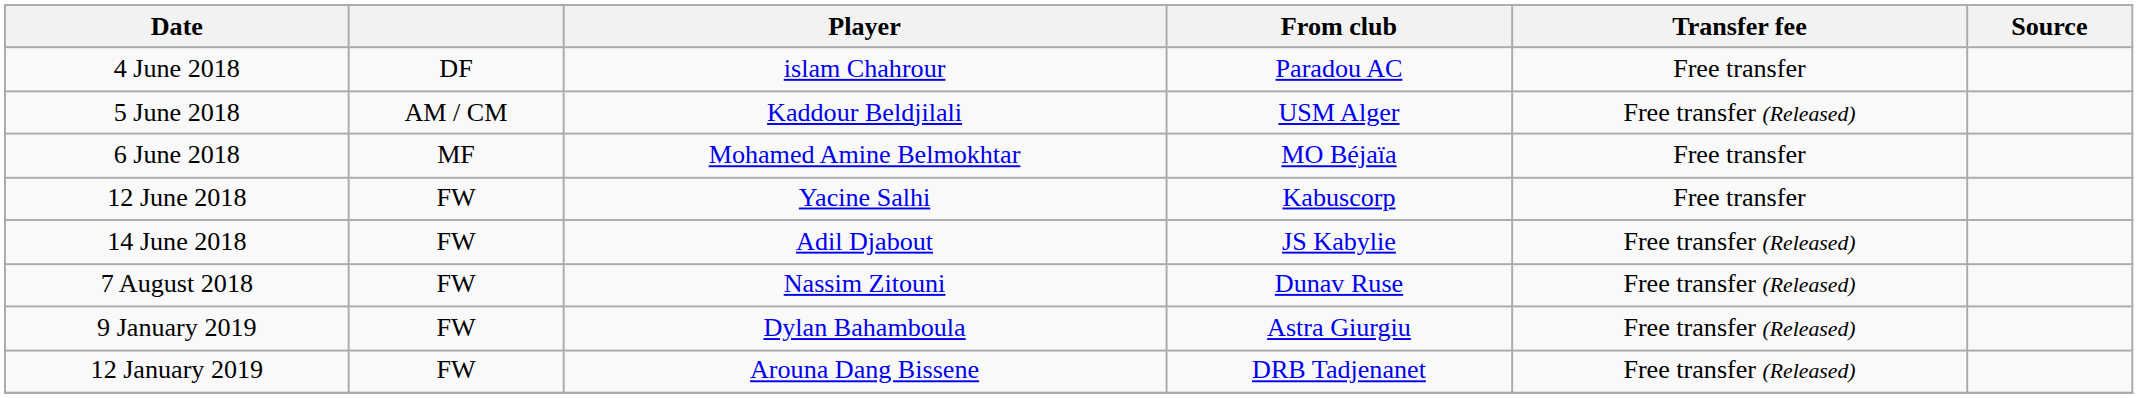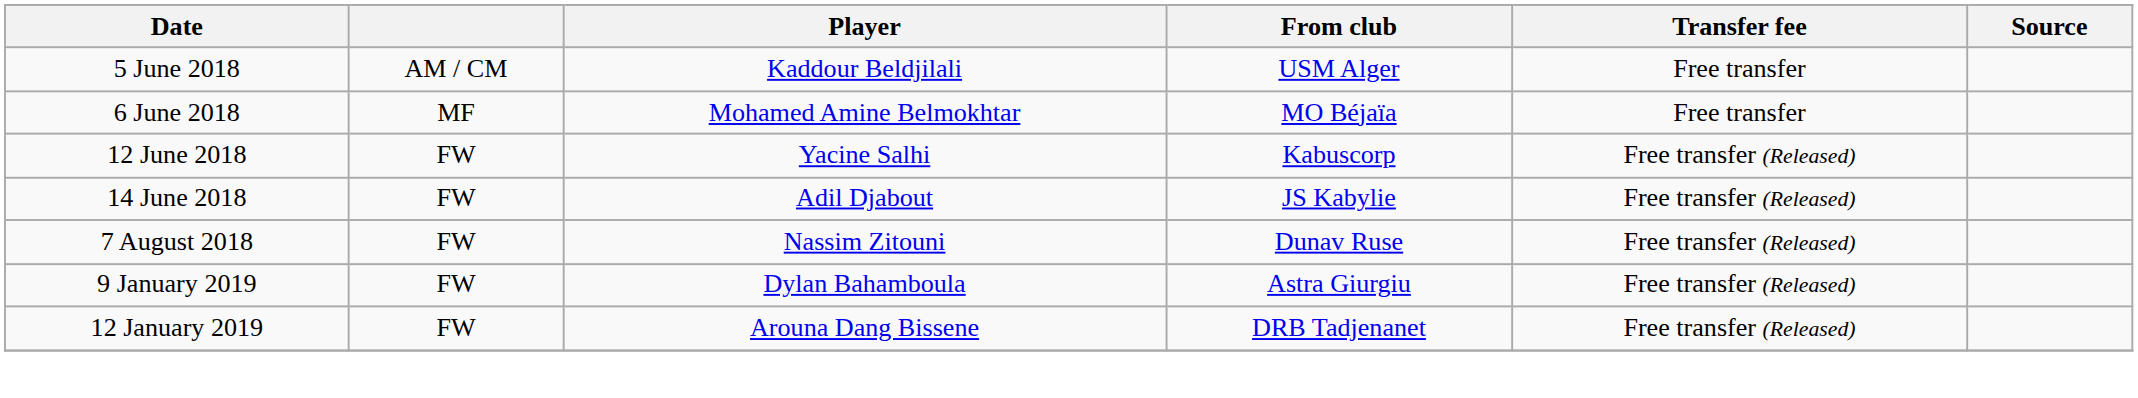- row: (177, 68)
(1739, 111) Free transfer (Released) -> (1739, 68) Free transfer
(1739, 197) Free transfer -> (1739, 154) Free transfer (Released)
